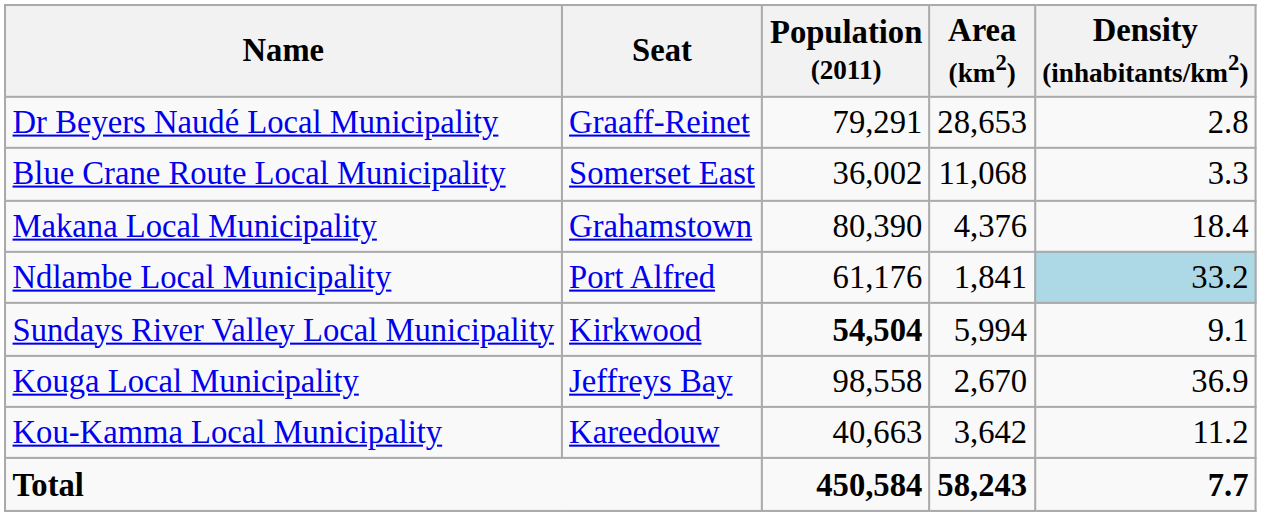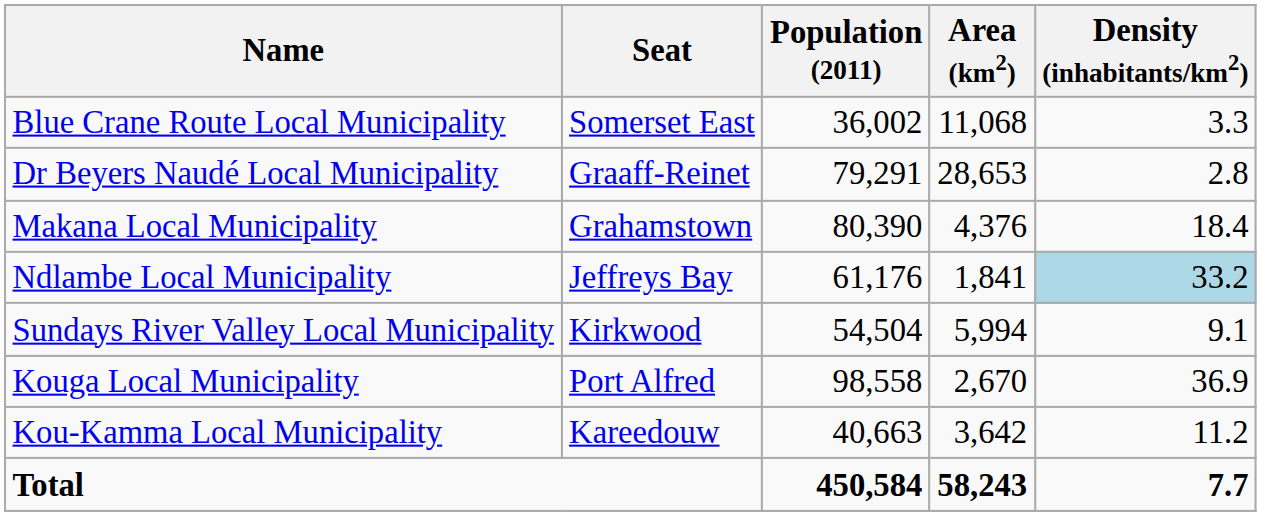rows swapped: (259, 173) <-> (255, 121)
(642, 277) Port Alfred -> (651, 277) Jeffreys Bay
(877, 328) bold -> (877, 328) normal
(651, 380) Jeffreys Bay -> (642, 380) Port Alfred
